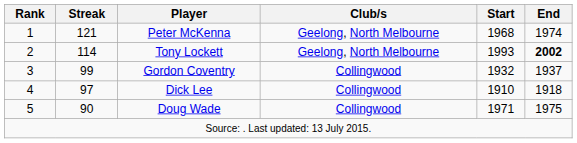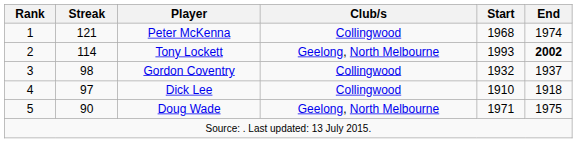(368, 33) Geelong, North Melbourne -> (369, 33) Collingwood
(87, 71) 99 -> (87, 71) 98
(369, 109) Collingwood -> (368, 109) Geelong, North Melbourne
